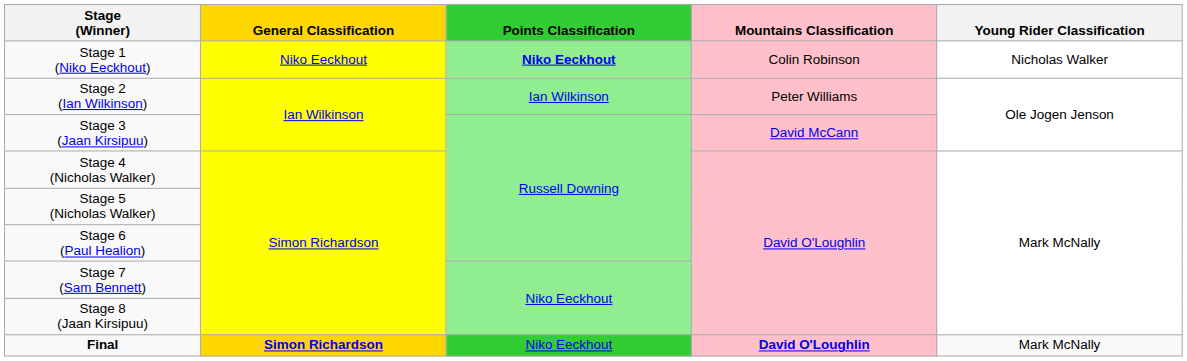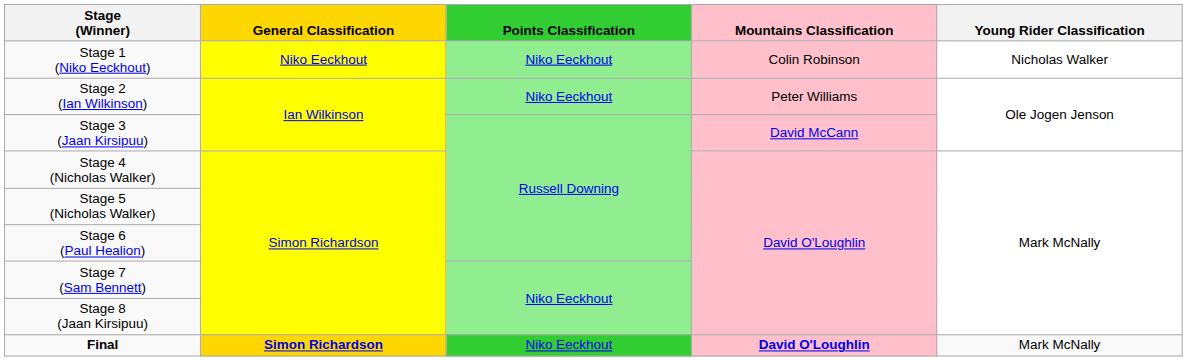(569, 60) bold -> (569, 60) normal
(569, 97) Ian Wilkinson -> (569, 97) Niko Eeckhout
